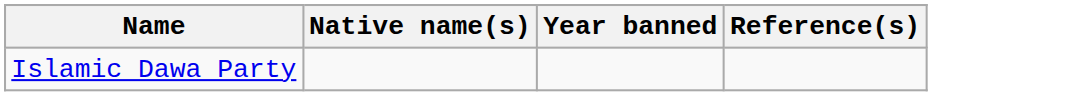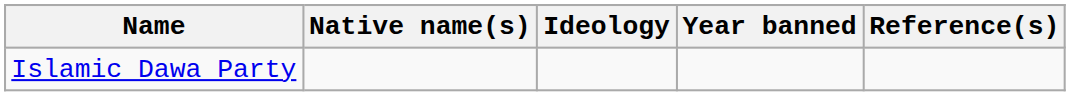+ column: (607, 27)
